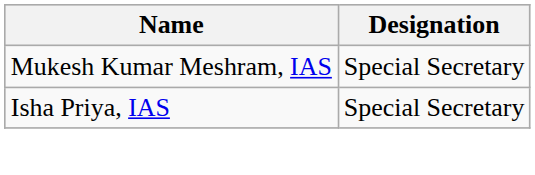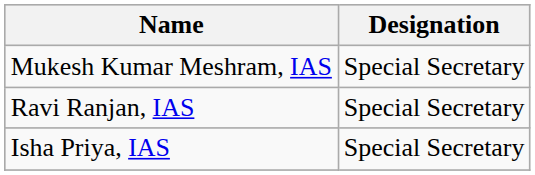+ row: (103, 107)
